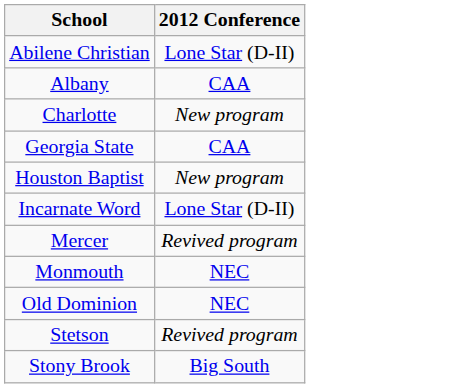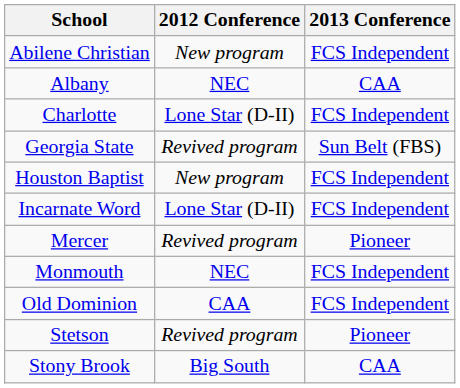+ column: (380, 20)
(229, 51) Lone Star (D-II) -> (229, 51) New program
(229, 83) CAA -> (229, 83) NEC
(229, 114) New program -> (229, 114) Lone Star (D-II)
(229, 146) CAA -> (229, 146) Revived program
(229, 303) NEC -> (229, 303) CAA
